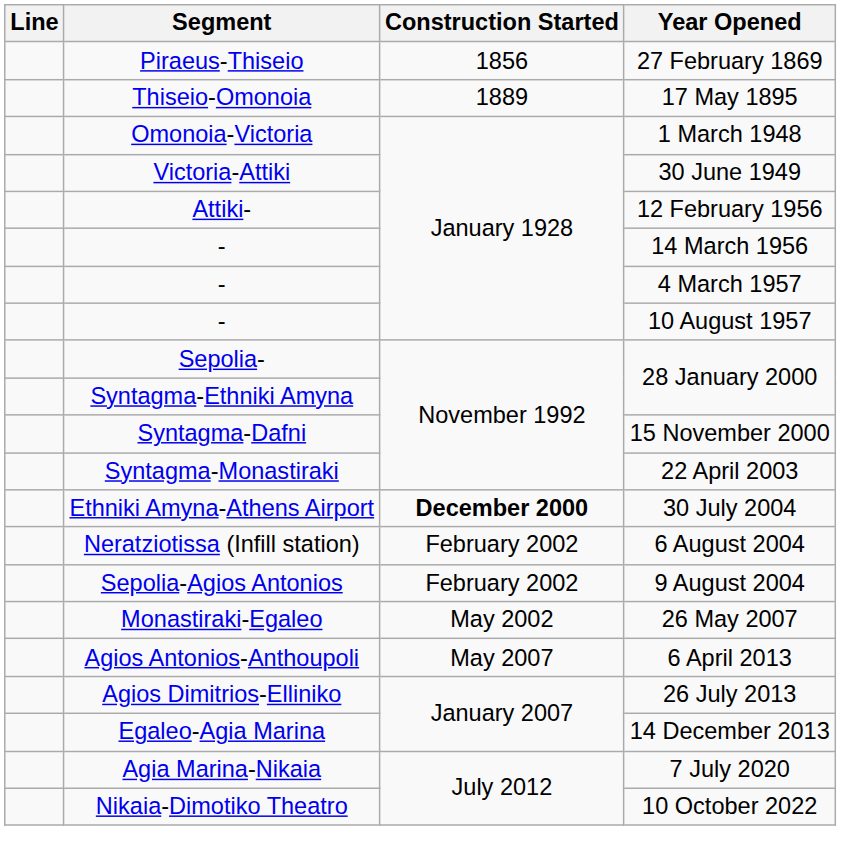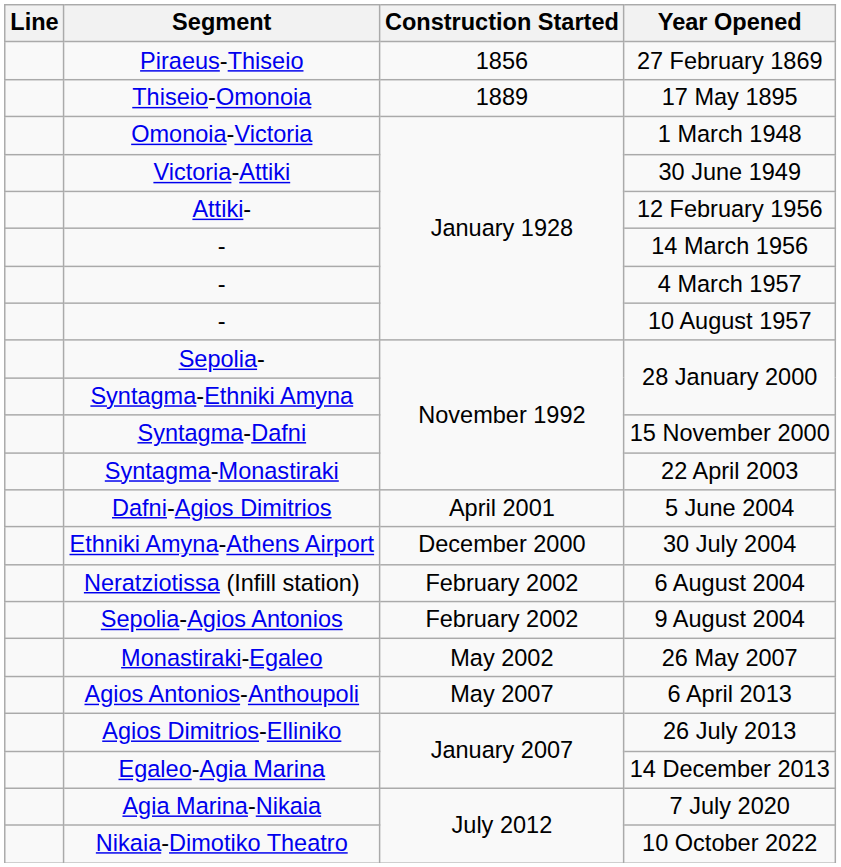+ row: (222, 508)
(502, 508) bold -> (502, 545) normal
